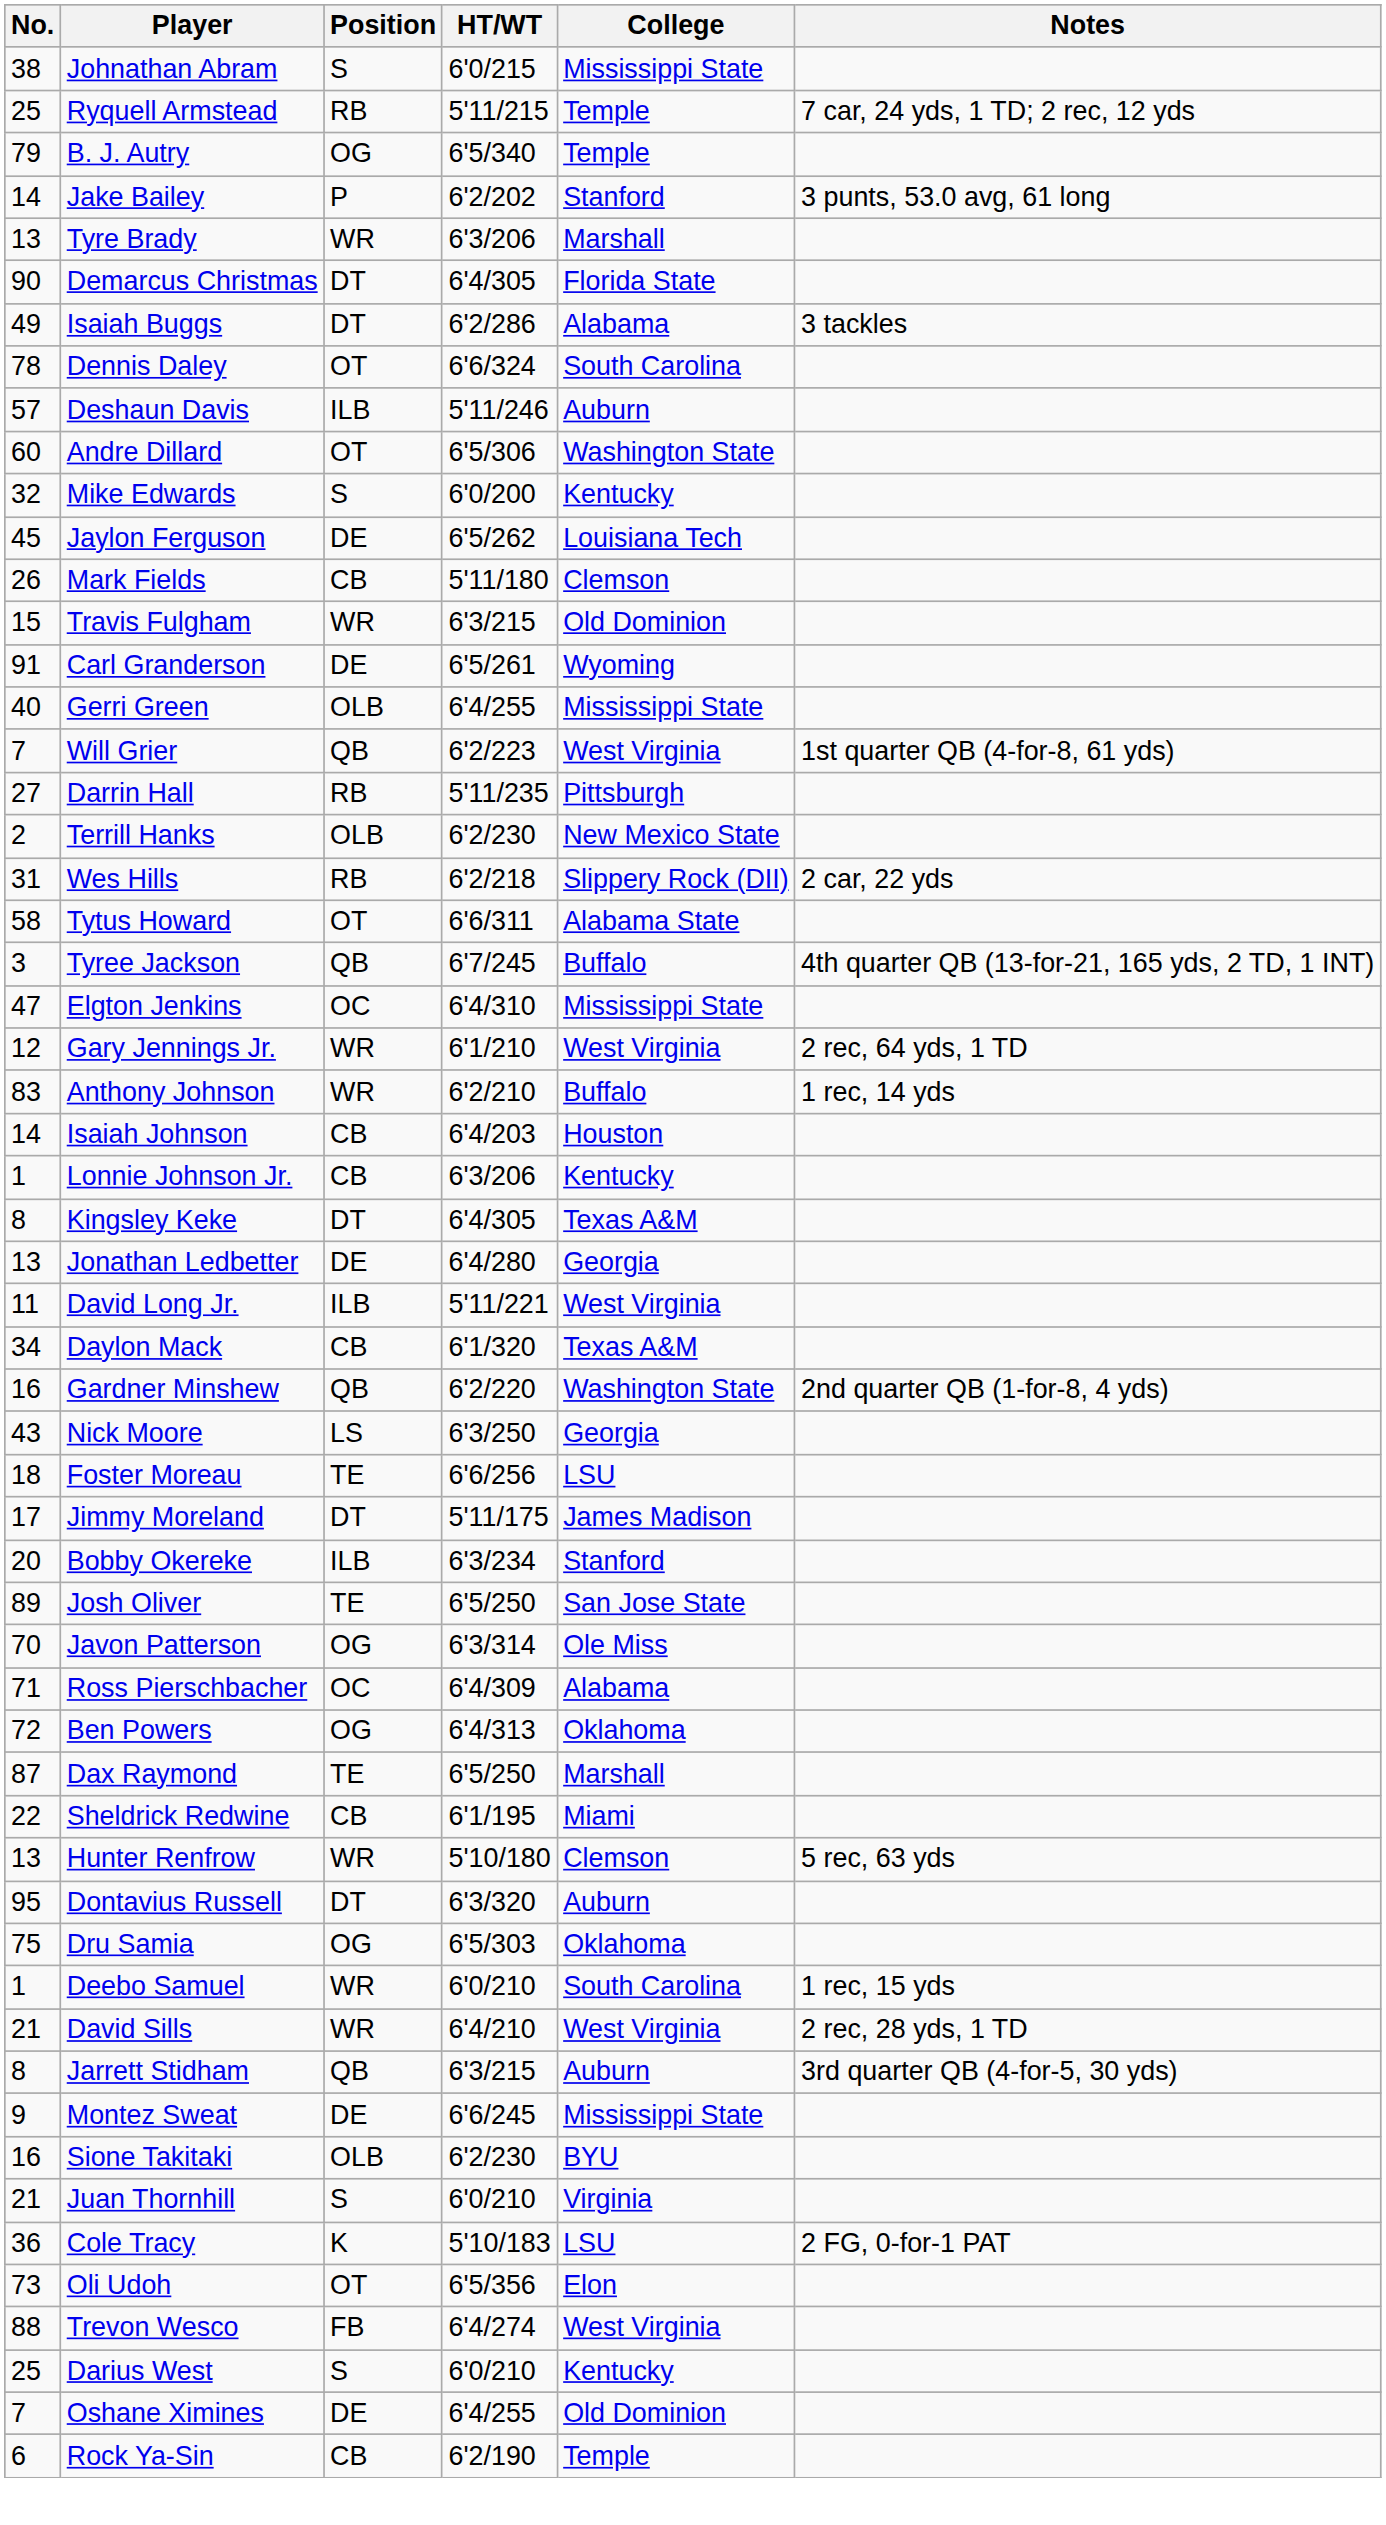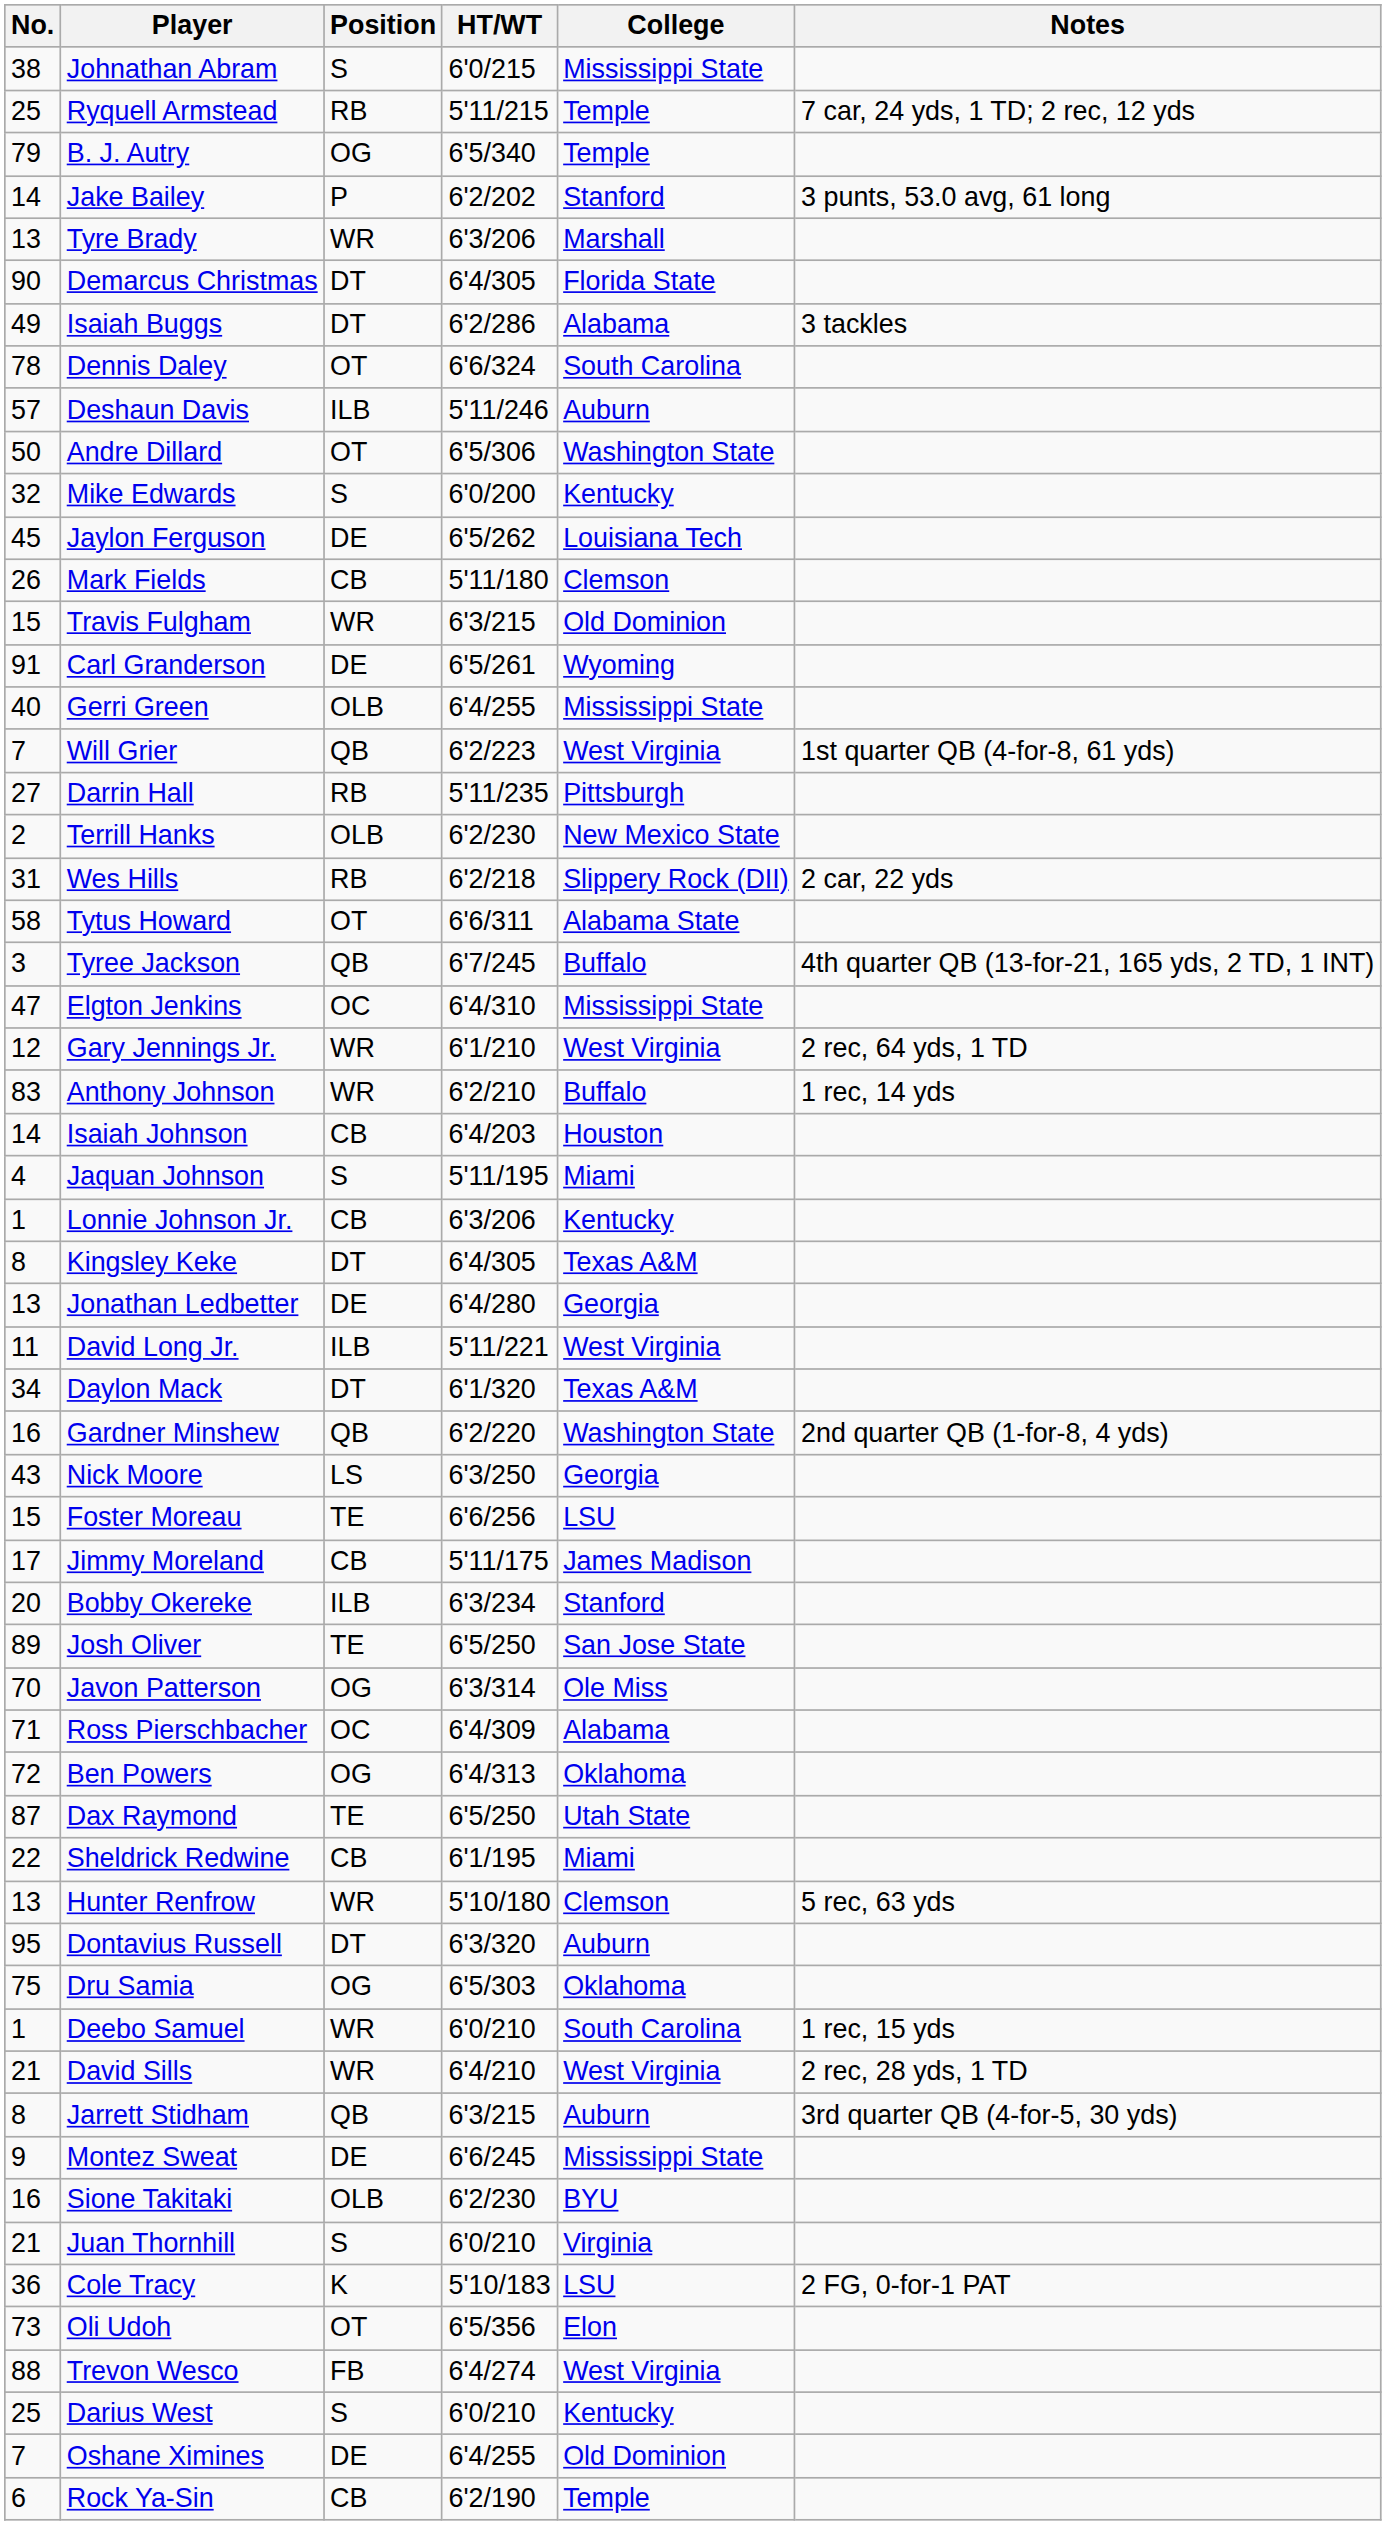(26, 452) 60 -> (26, 452) 50
+ row: (165, 1176)
(349, 1347) CB -> (348, 1389) DT
(26, 1475) 18 -> (26, 1517) 15
(348, 1517) DT -> (349, 1560) CB
(614, 1773) Marshall -> (627, 1816) Utah State
